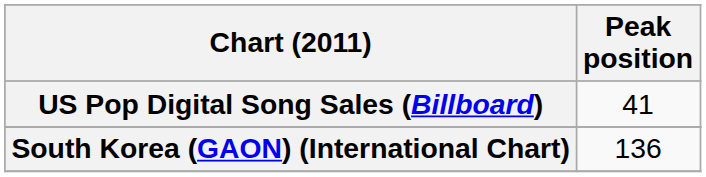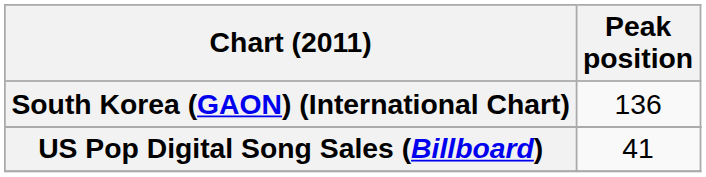rows swapped: (291, 148) <-> (291, 103)
